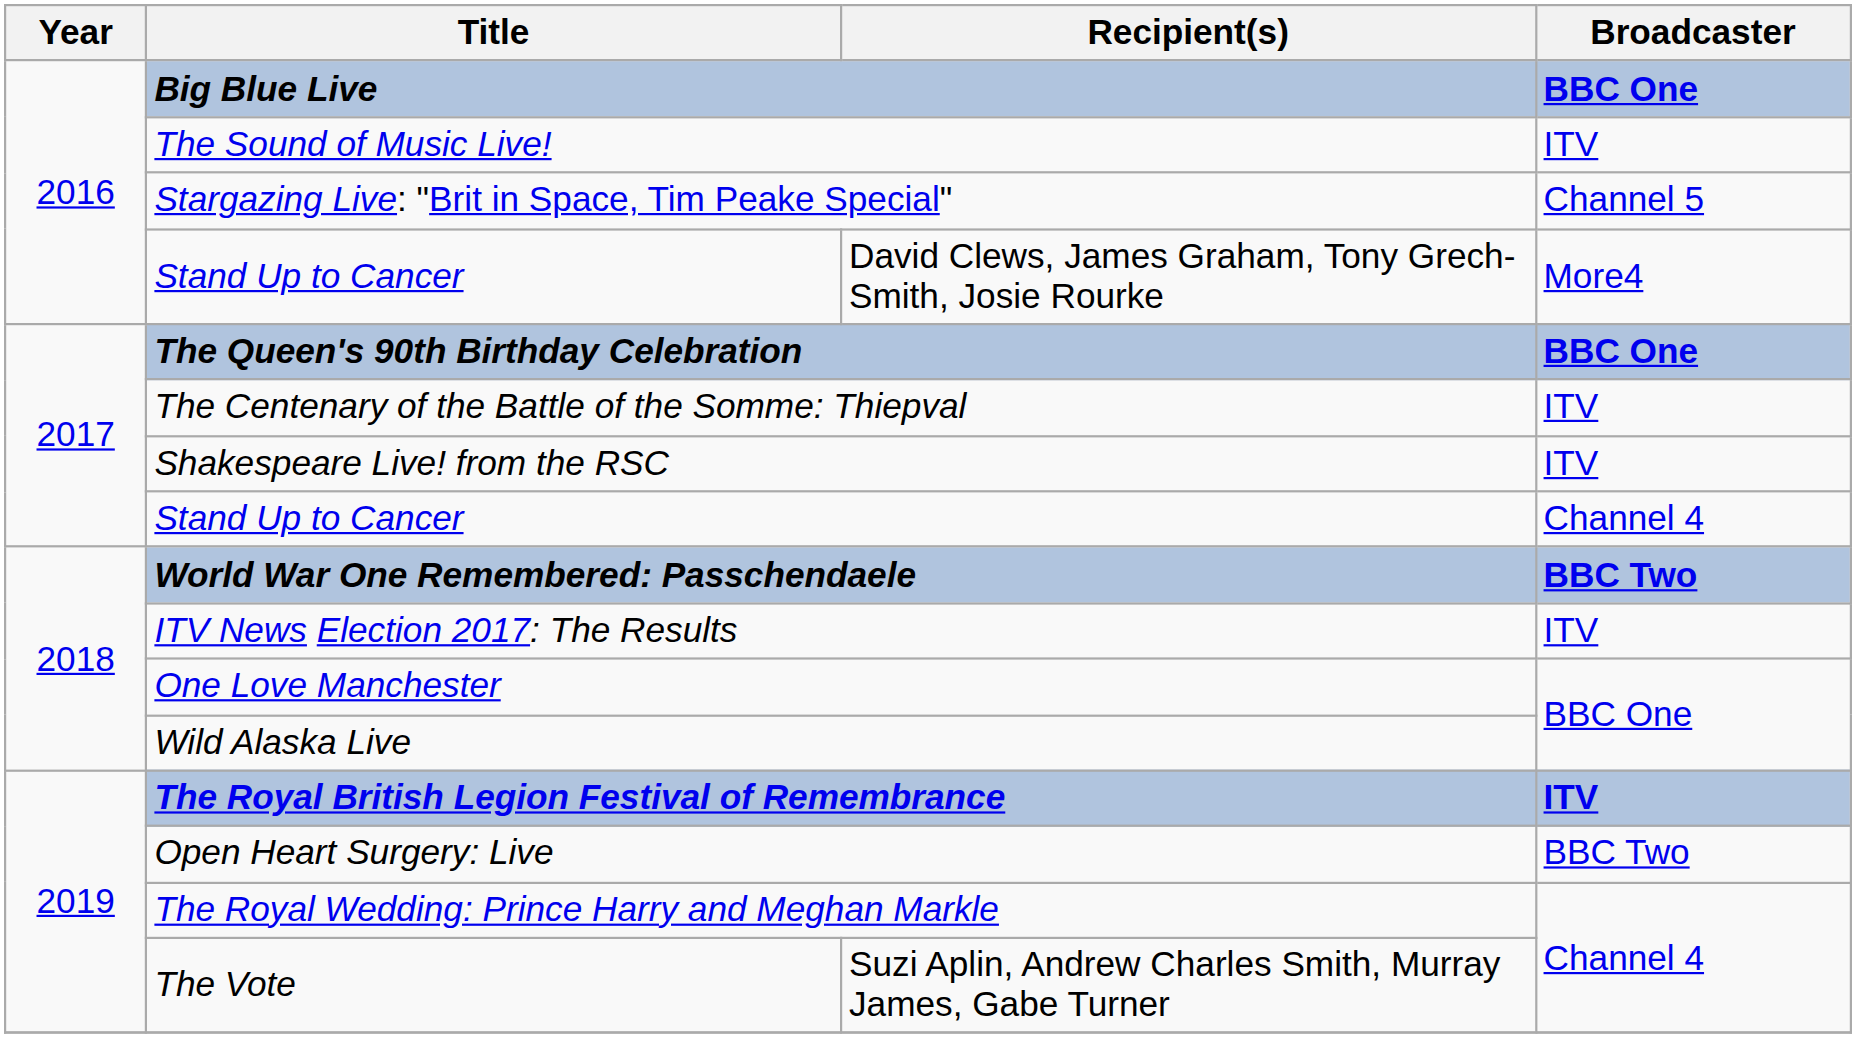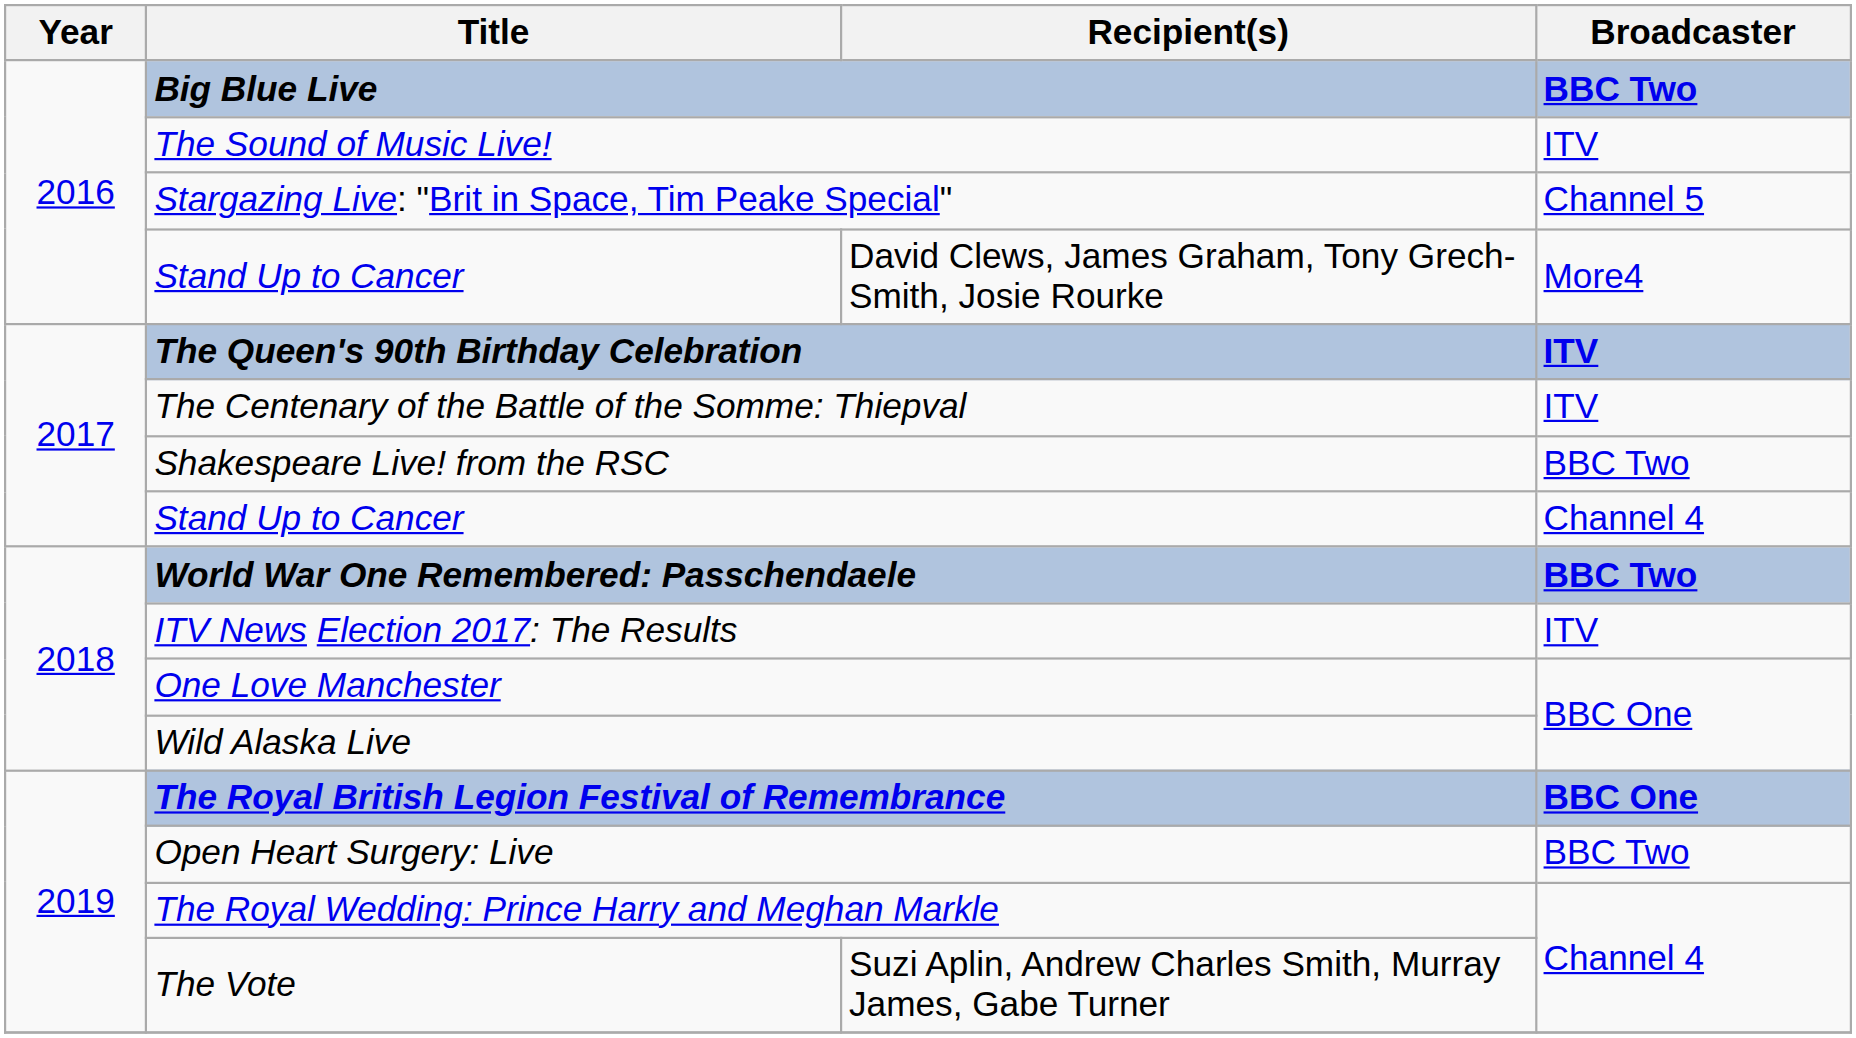(1621, 88) BBC One -> (1620, 88) BBC Two
(1621, 351) BBC One -> (1571, 351) ITV
(1571, 462) ITV -> (1617, 462) BBC Two
(1571, 797) ITV -> (1621, 797) BBC One
